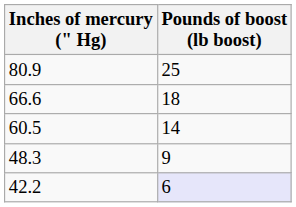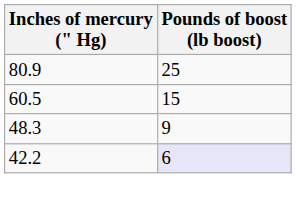- row: (25, 98)
(171, 128) 14 -> (171, 98) 15
